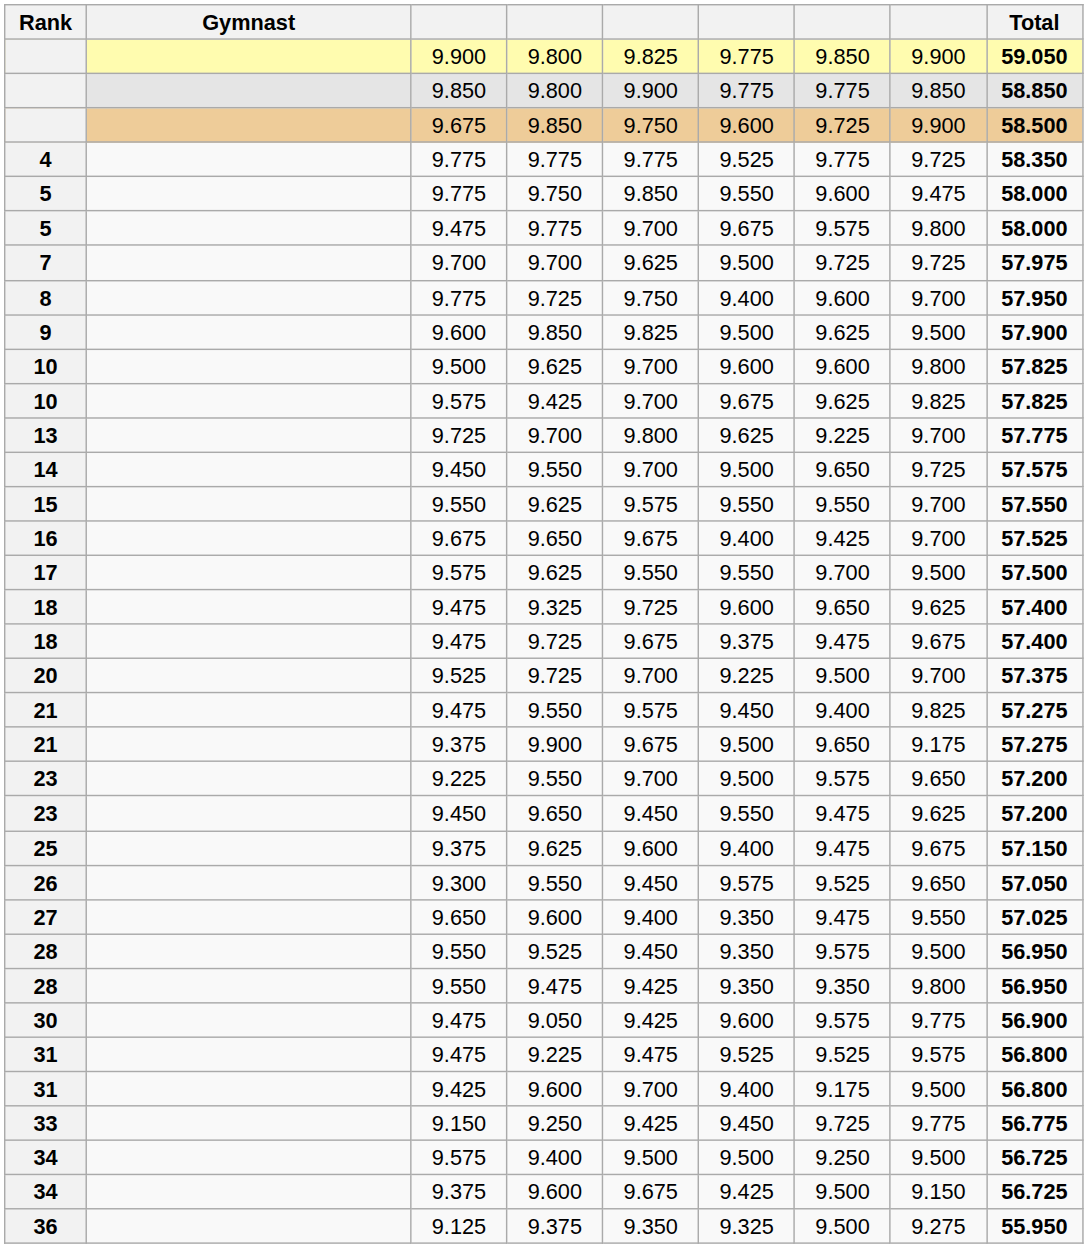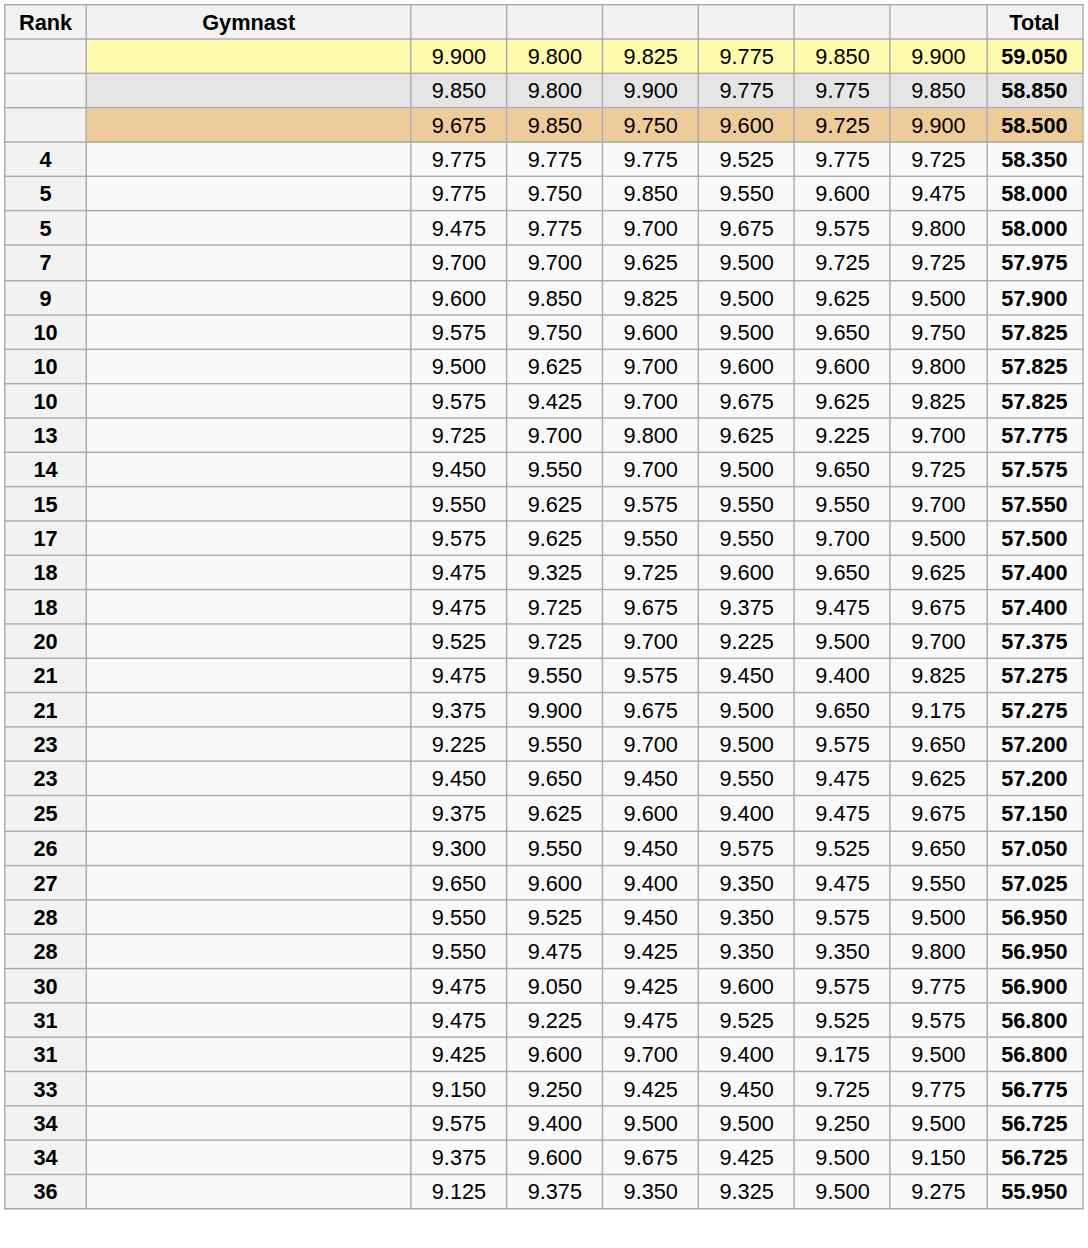- row: (46, 297)
+ row: (46, 332)
- row: (46, 538)
